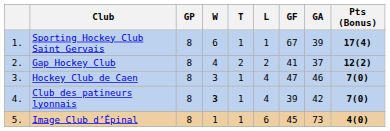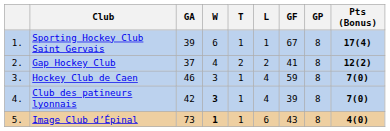columns swapped: (189, 17) <-> (318, 17)
(292, 78) 47 -> (292, 78) 59
(215, 119) normal -> (215, 119) bold
(292, 119) 45 -> (292, 119) 43
